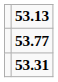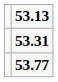rows swapped: (32, 64) <-> (32, 40)
